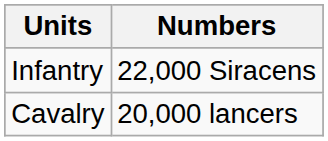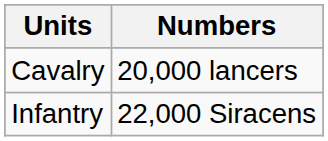rows swapped: (57, 69) <-> (58, 113)
